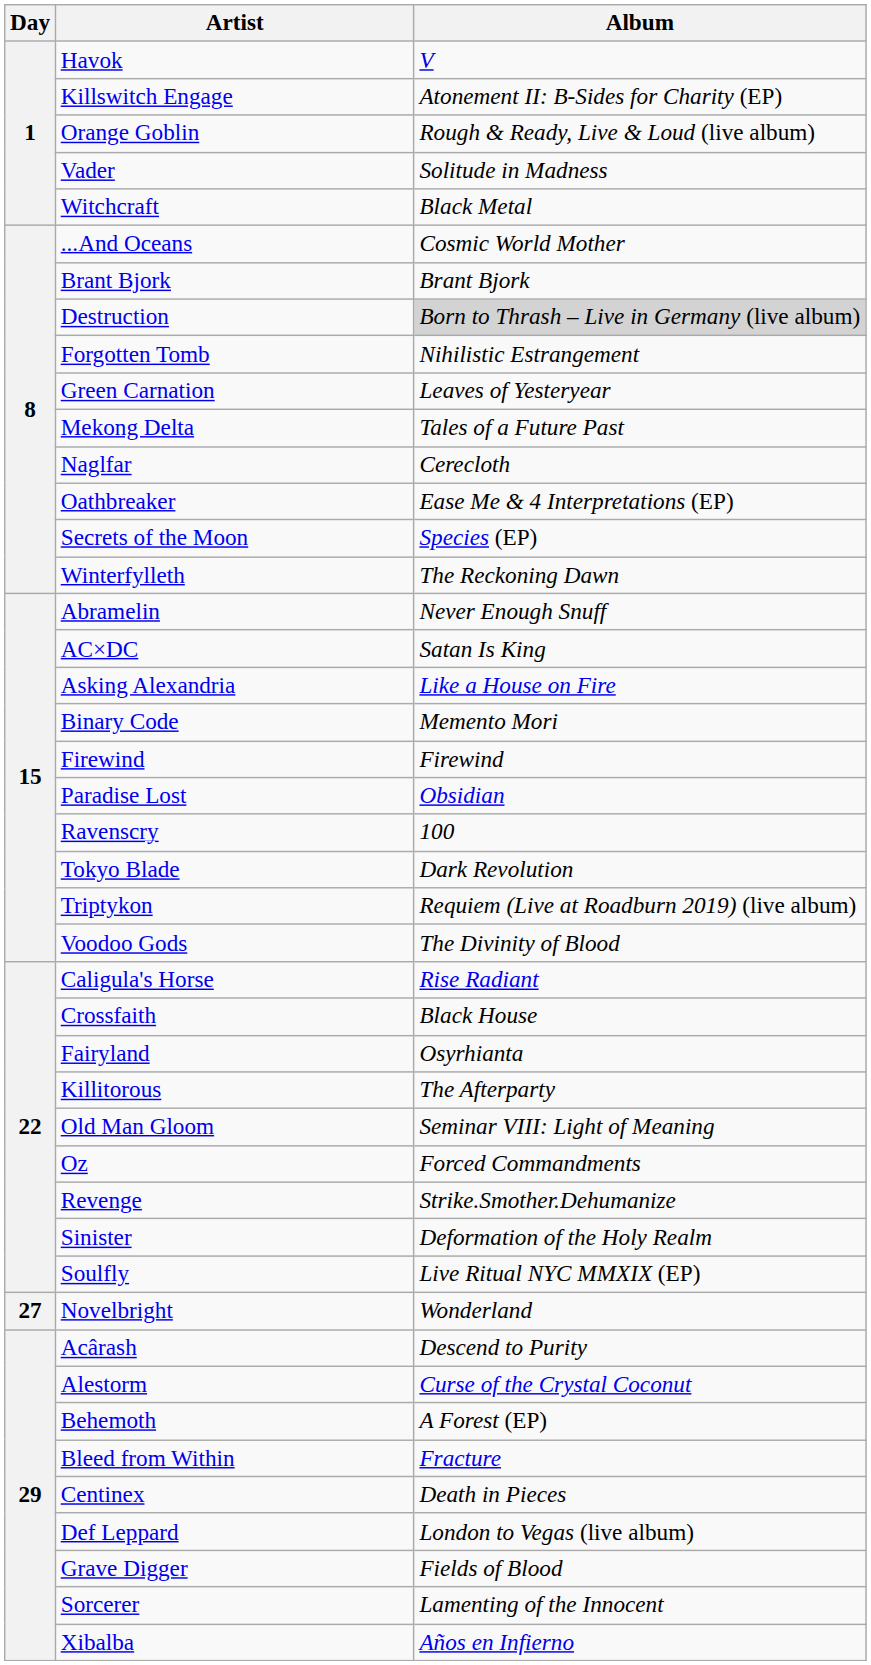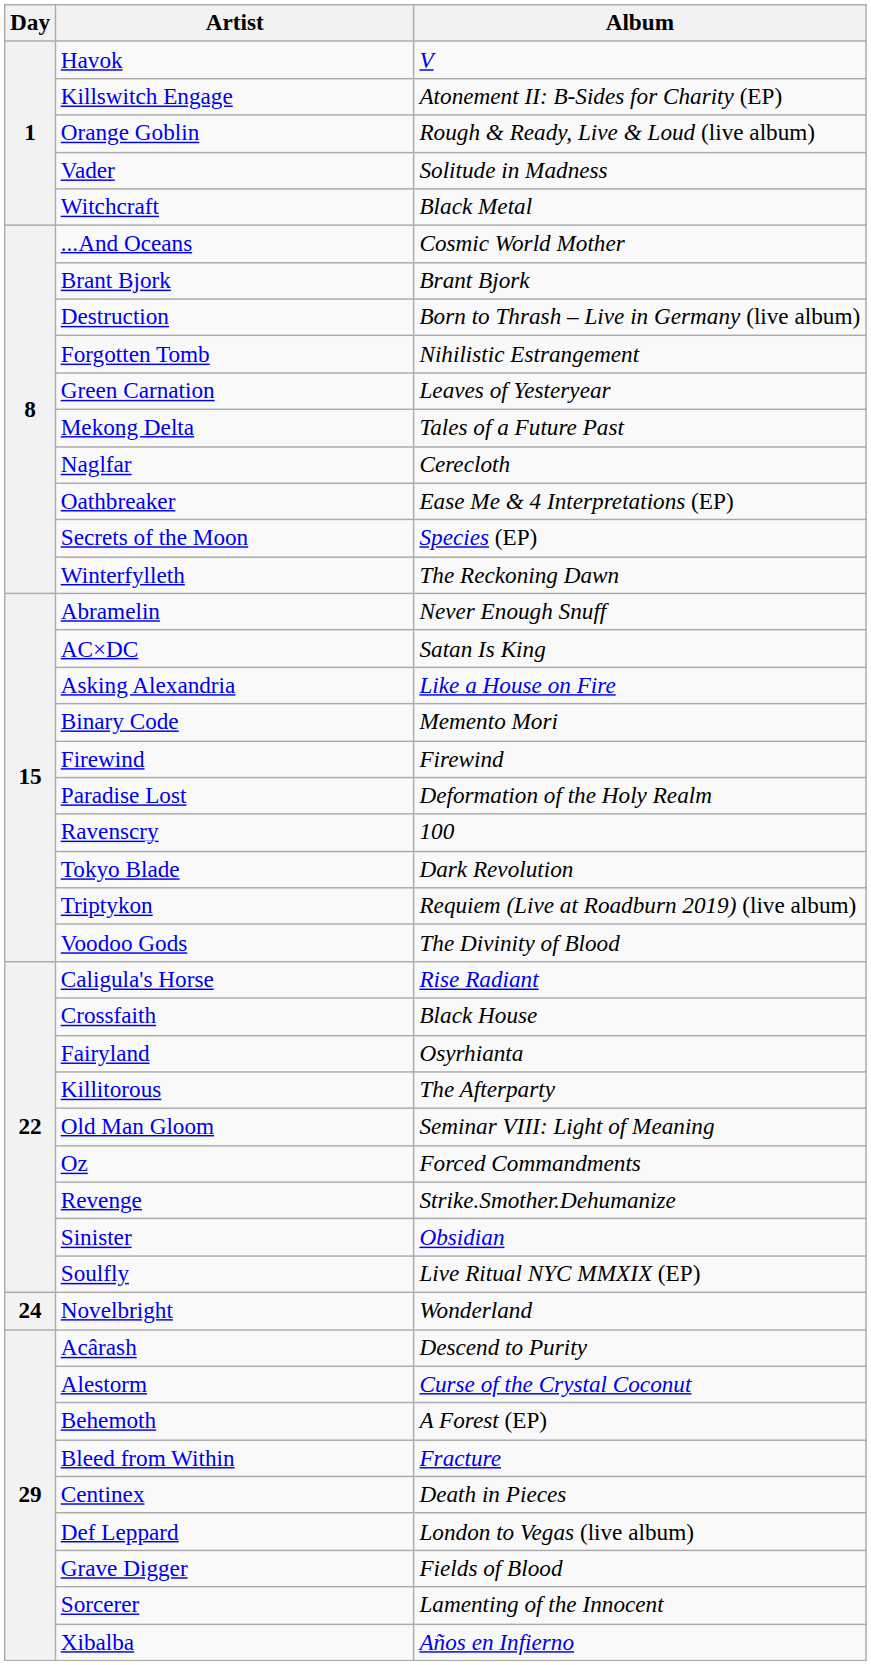(640, 317) lightgrey background -> (640, 317) no background
(462, 795) Obsidian -> (566, 795) Deformation of the Holy Realm
(566, 1237) Deformation of the Holy Realm -> (462, 1237) Obsidian
(30, 1310) 27 -> (30, 1310) 24
